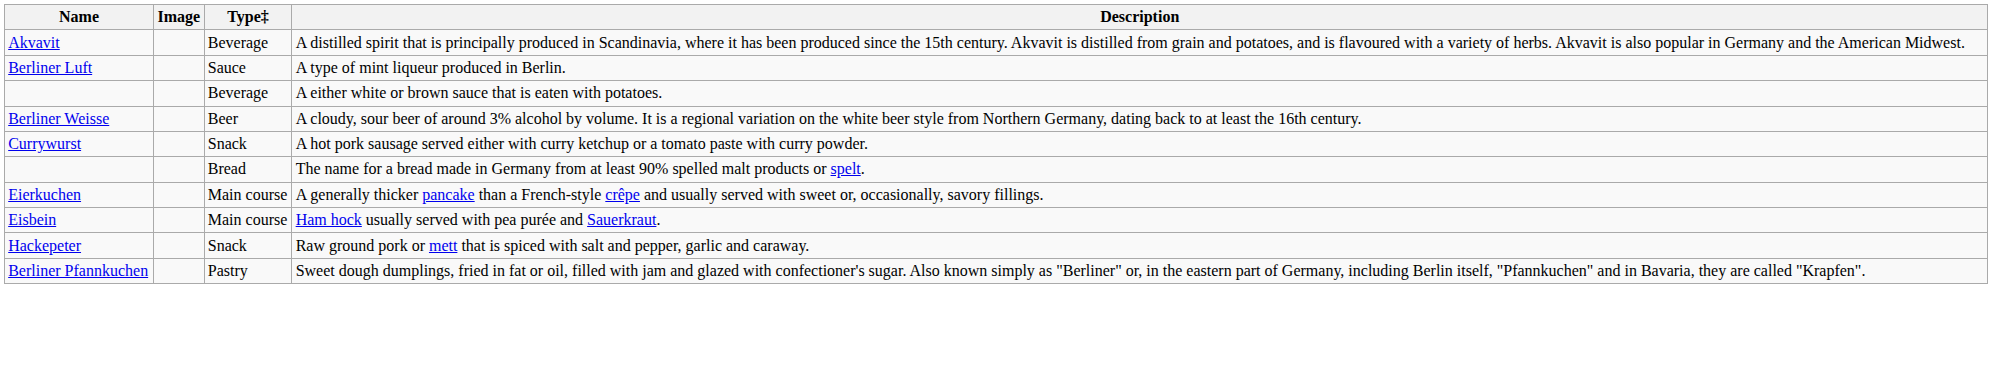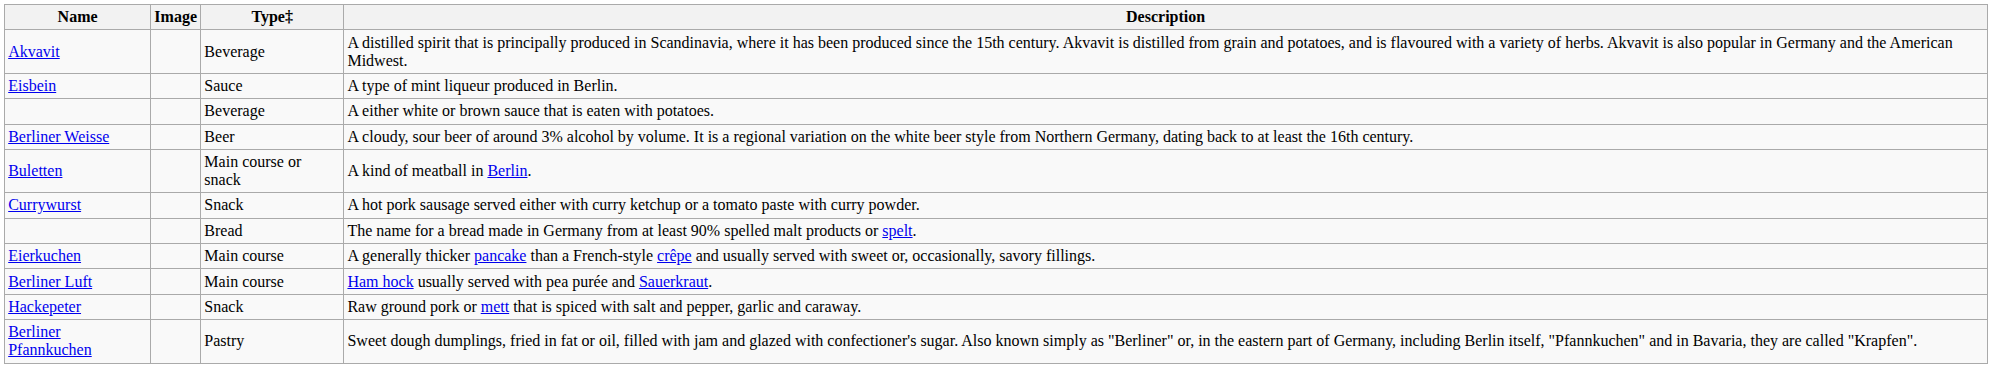(50, 67) Berliner Luft -> (32, 85) Eisbein
+ row: (439, 171)
(32, 220) Eisbein -> (50, 281) Berliner Luft
